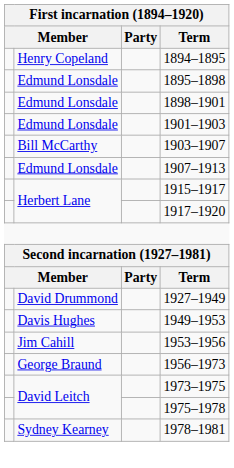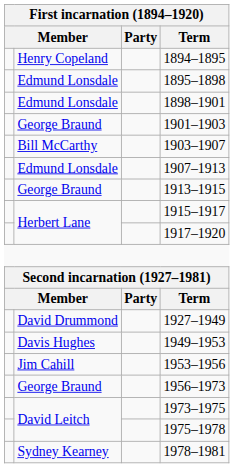(68, 124) Edmund Lonsdale -> (59, 124) George Braund
+ row: (194, 189)
